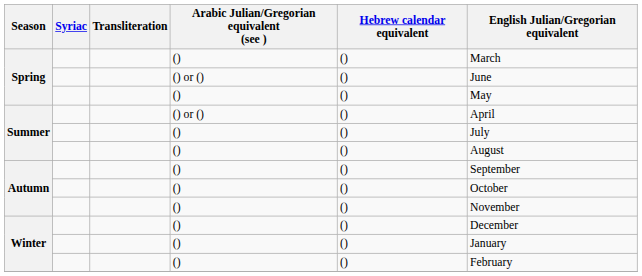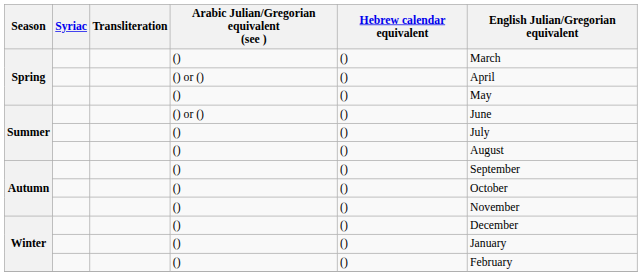(481, 77) June -> (482, 77) April
(482, 114) April -> (481, 114) June
